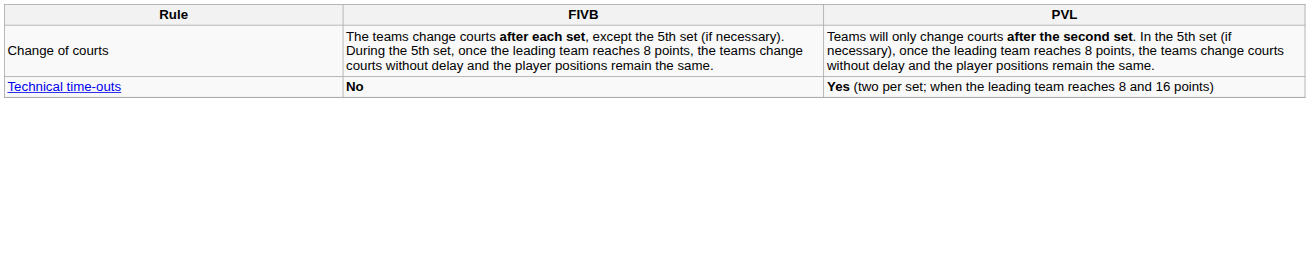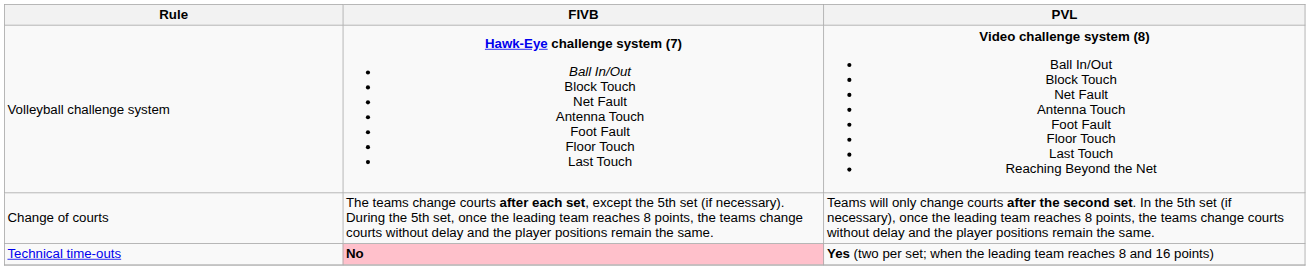+ row: (89, 109)
(355, 87) no background -> (355, 254) pink background
